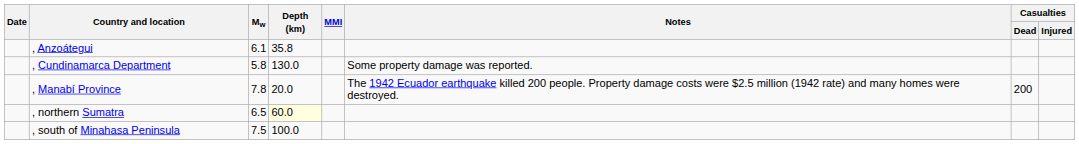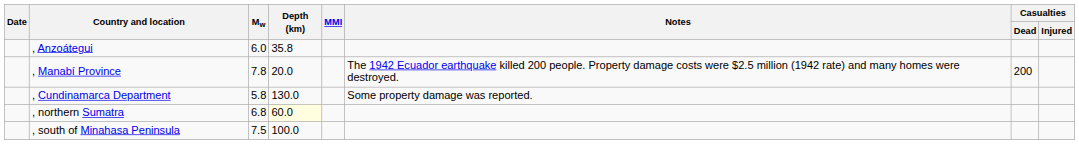(259, 48) 6.1 -> (259, 48) 6.0
rows swapped: (76, 89) <-> (101, 65)
(259, 113) 6.5 -> (259, 113) 6.8
